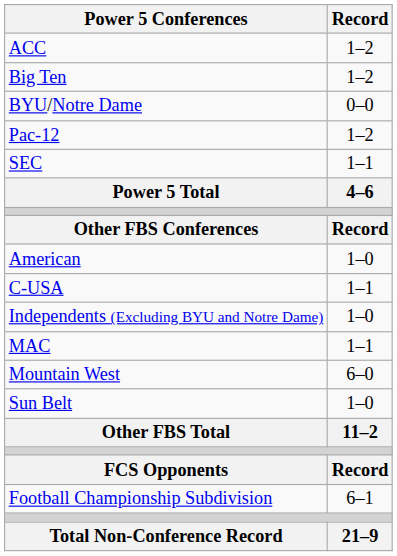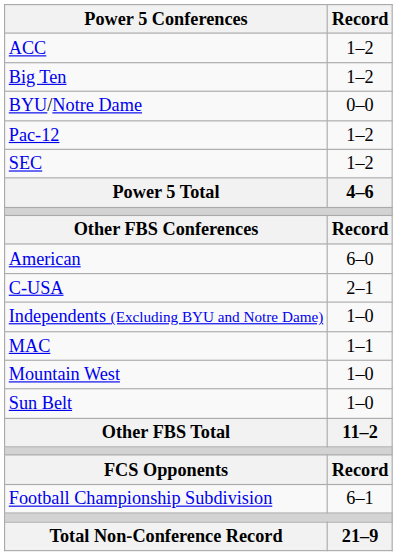(360, 163) 1–1 -> (360, 163) 1–2
(360, 258) 1–0 -> (360, 258) 6–0
(360, 287) 1–1 -> (360, 287) 2–1
(360, 374) 6–0 -> (360, 374) 1–0
